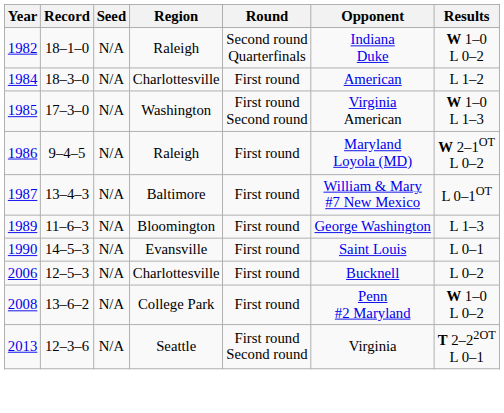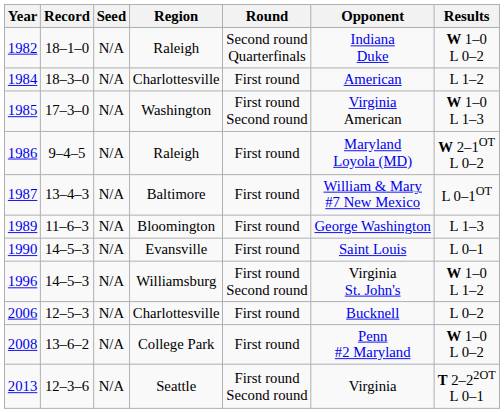+ row: (23, 281)
